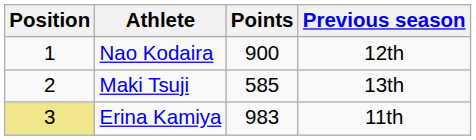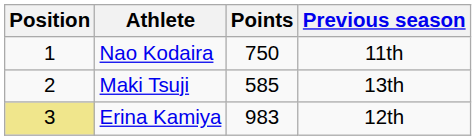(262, 53) 900 -> (262, 53) 750
(384, 53) 12th -> (384, 53) 11th
(384, 118) 11th -> (384, 118) 12th
